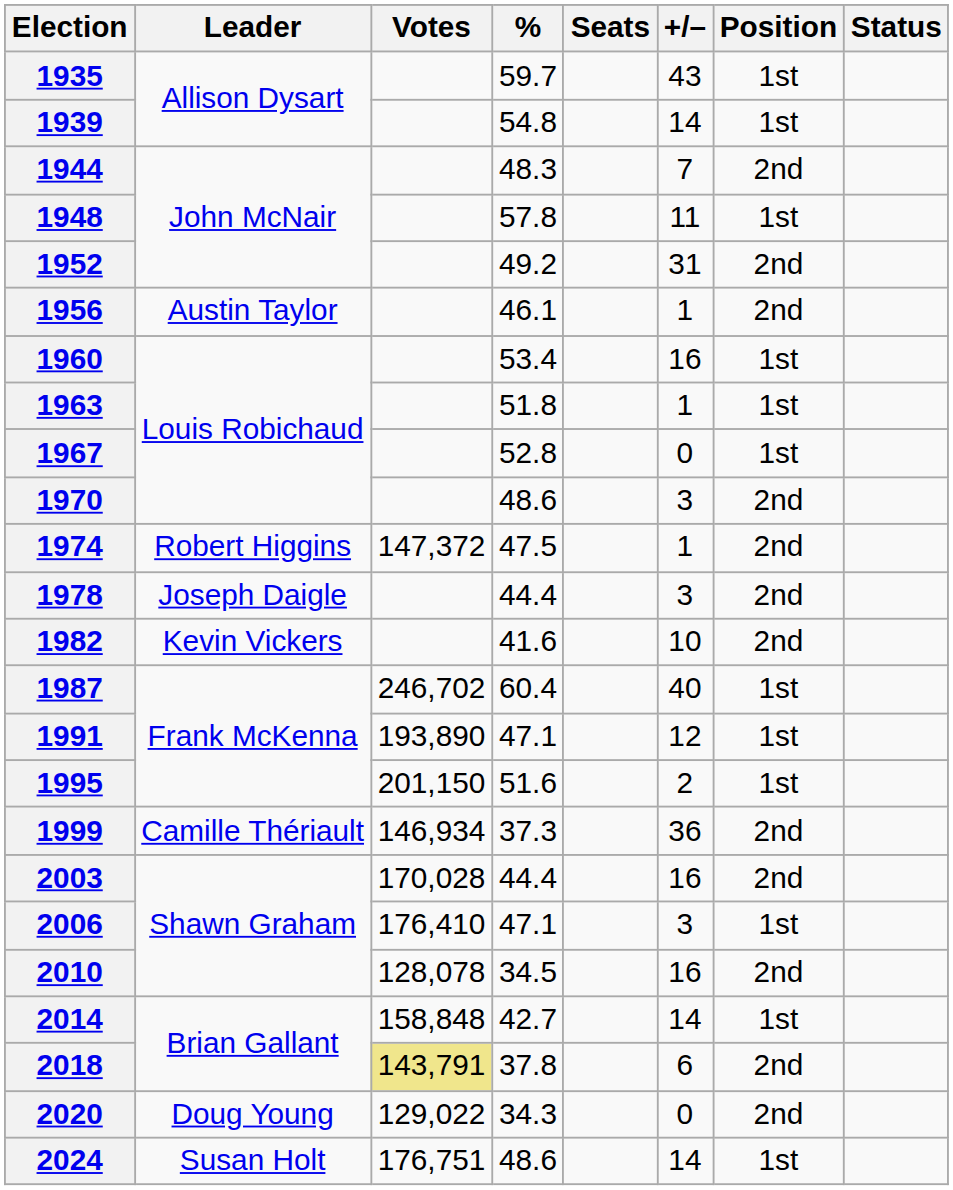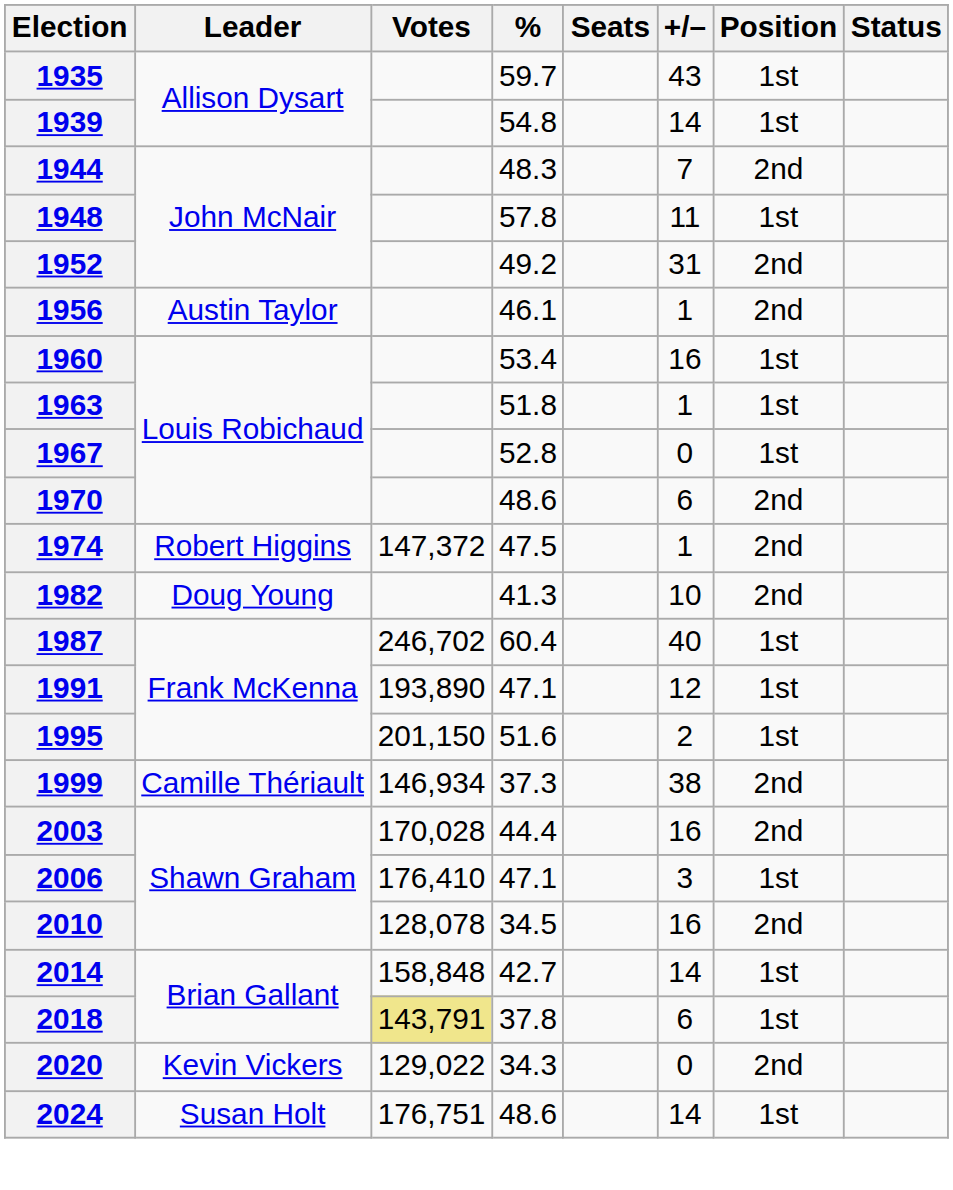(685, 500) 3 -> (685, 500) 6
- row: (70, 594)
(253, 641) Kevin Vickers -> (253, 594) Doug Young
(528, 641) 41.6 -> (528, 594) 41.3
(685, 830) 36 -> (685, 783) 38
(778, 1066) 2nd -> (778, 1019) 1st
(253, 1113) Doug Young -> (253, 1066) Kevin Vickers
